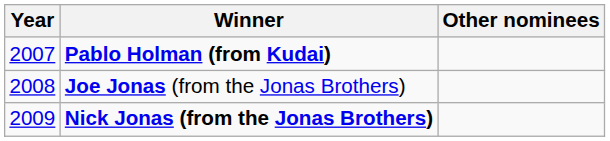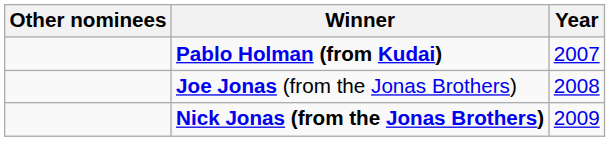columns swapped: (32, 20) <-> (521, 20)
